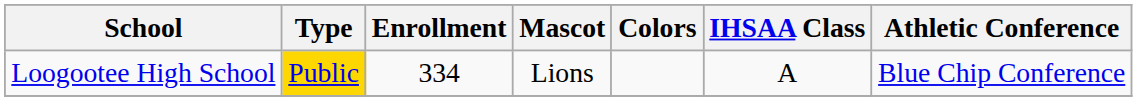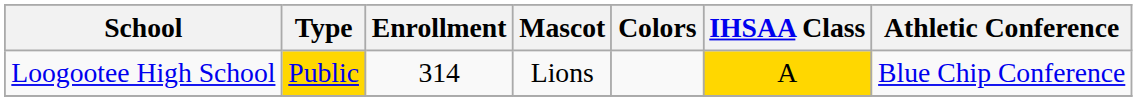(439, 73) 334 -> (439, 73) 314
(787, 73) no background -> (787, 73) gold background
